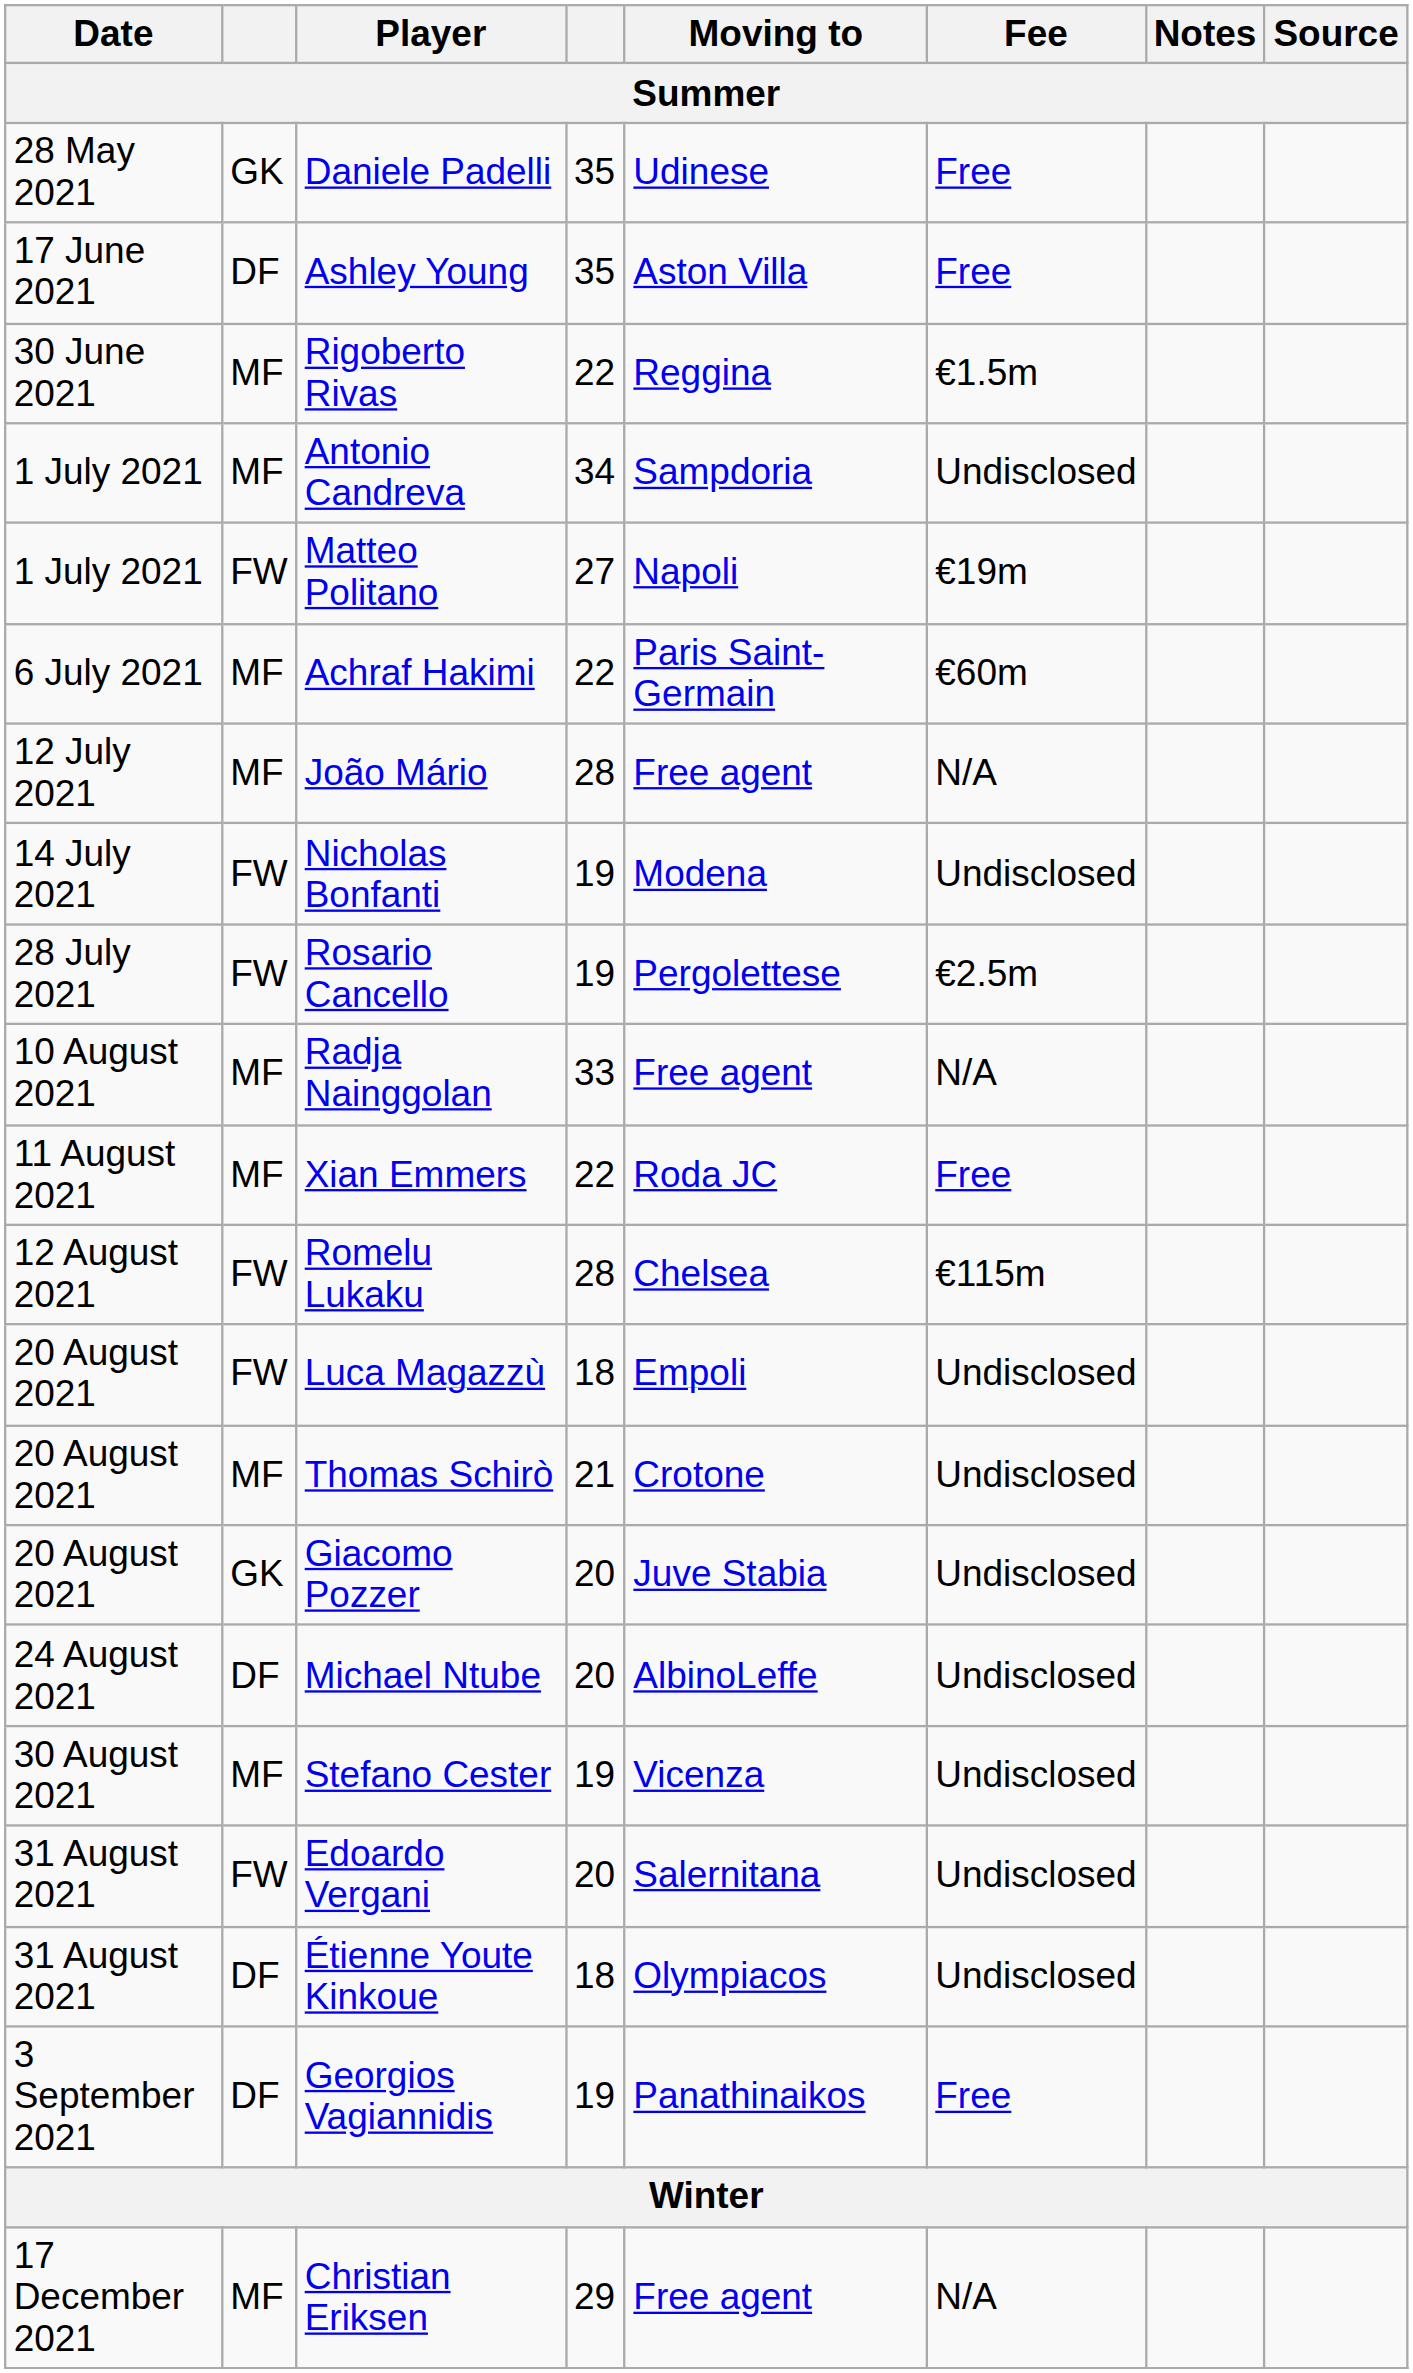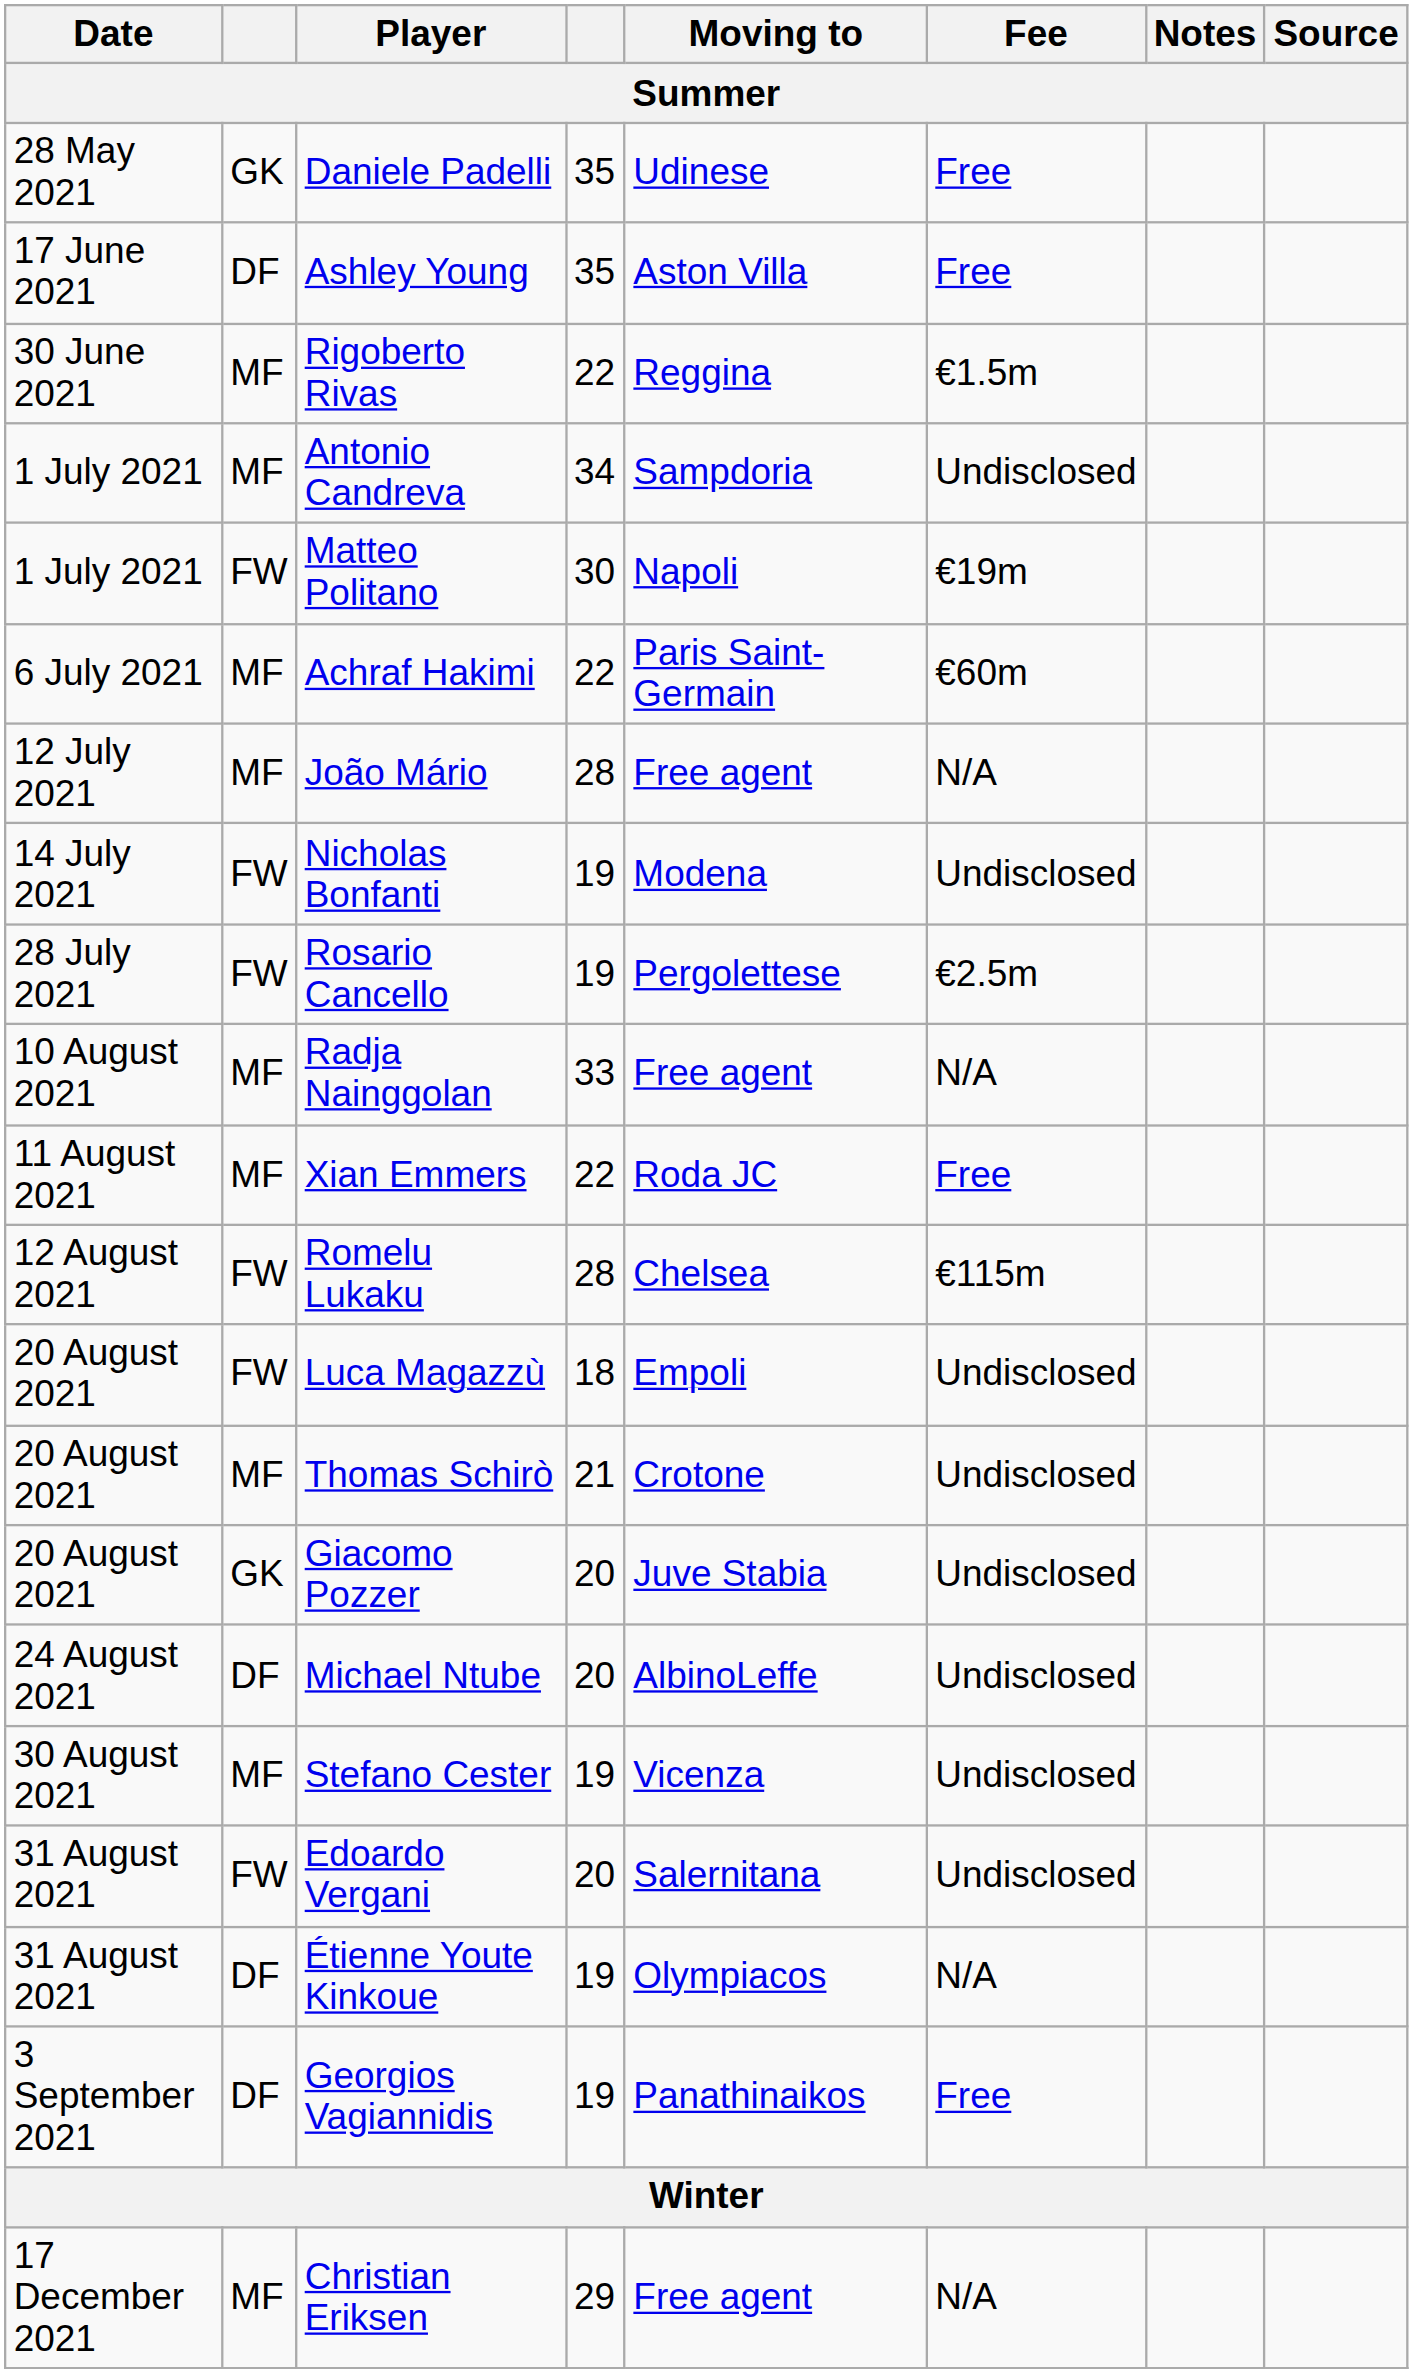(595, 572) 27 -> (595, 572) 30
(595, 1975) 18 -> (595, 1975) 19
(1036, 1975) Undisclosed -> (966, 1975) N/A
